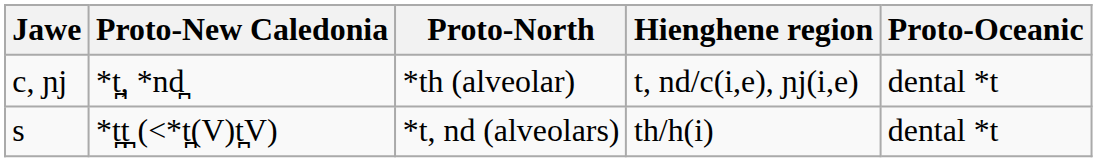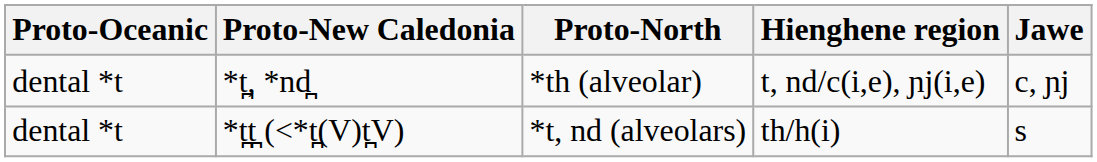columns swapped: (986, 29) <-> (47, 29)
